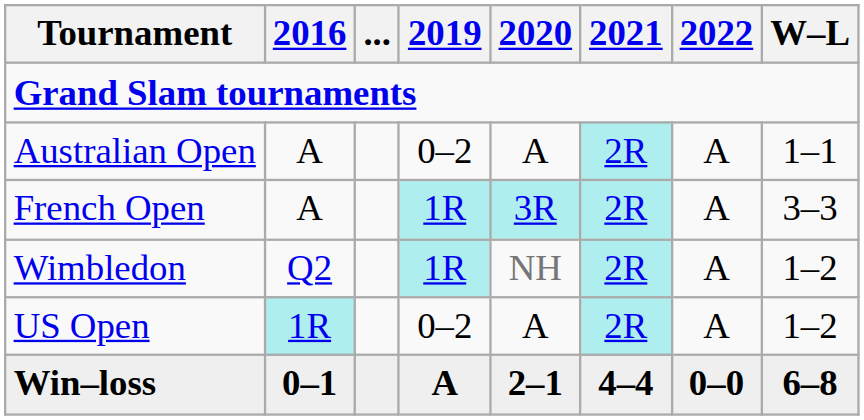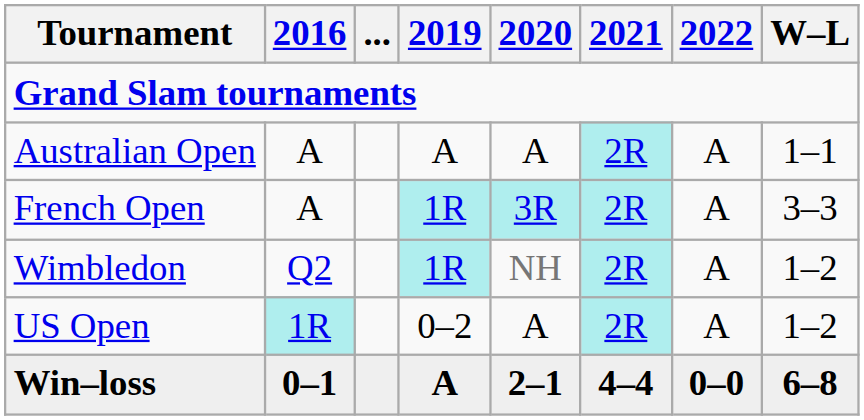(445, 150) 0–2 -> (445, 150) A
